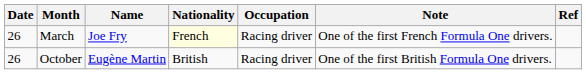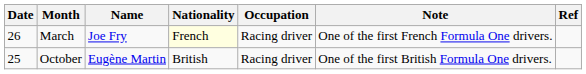(14, 57) 26 -> (14, 57) 25
